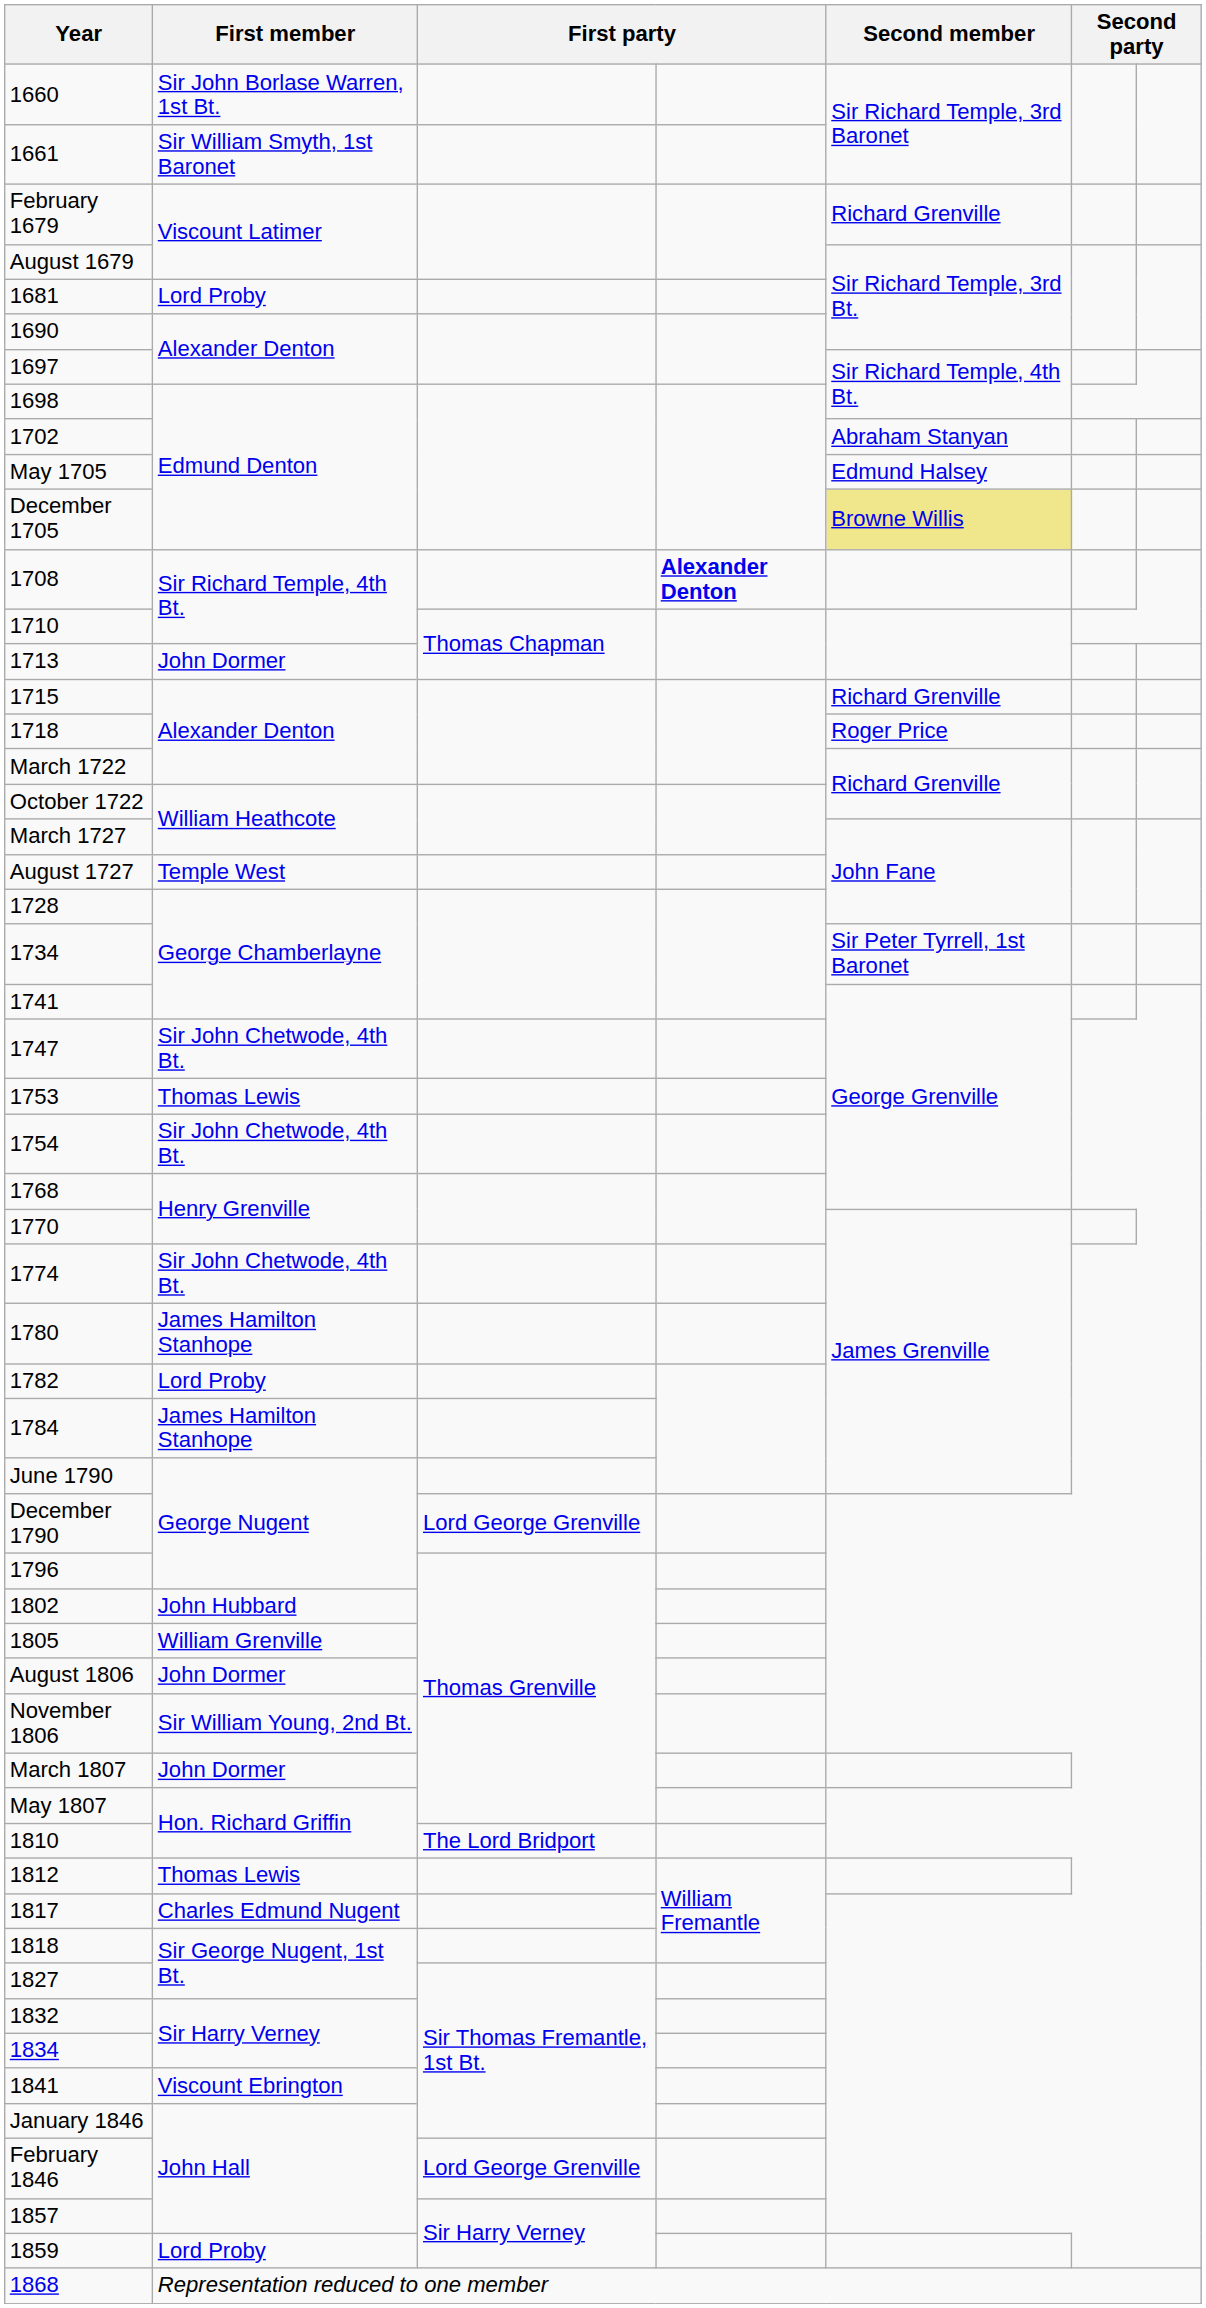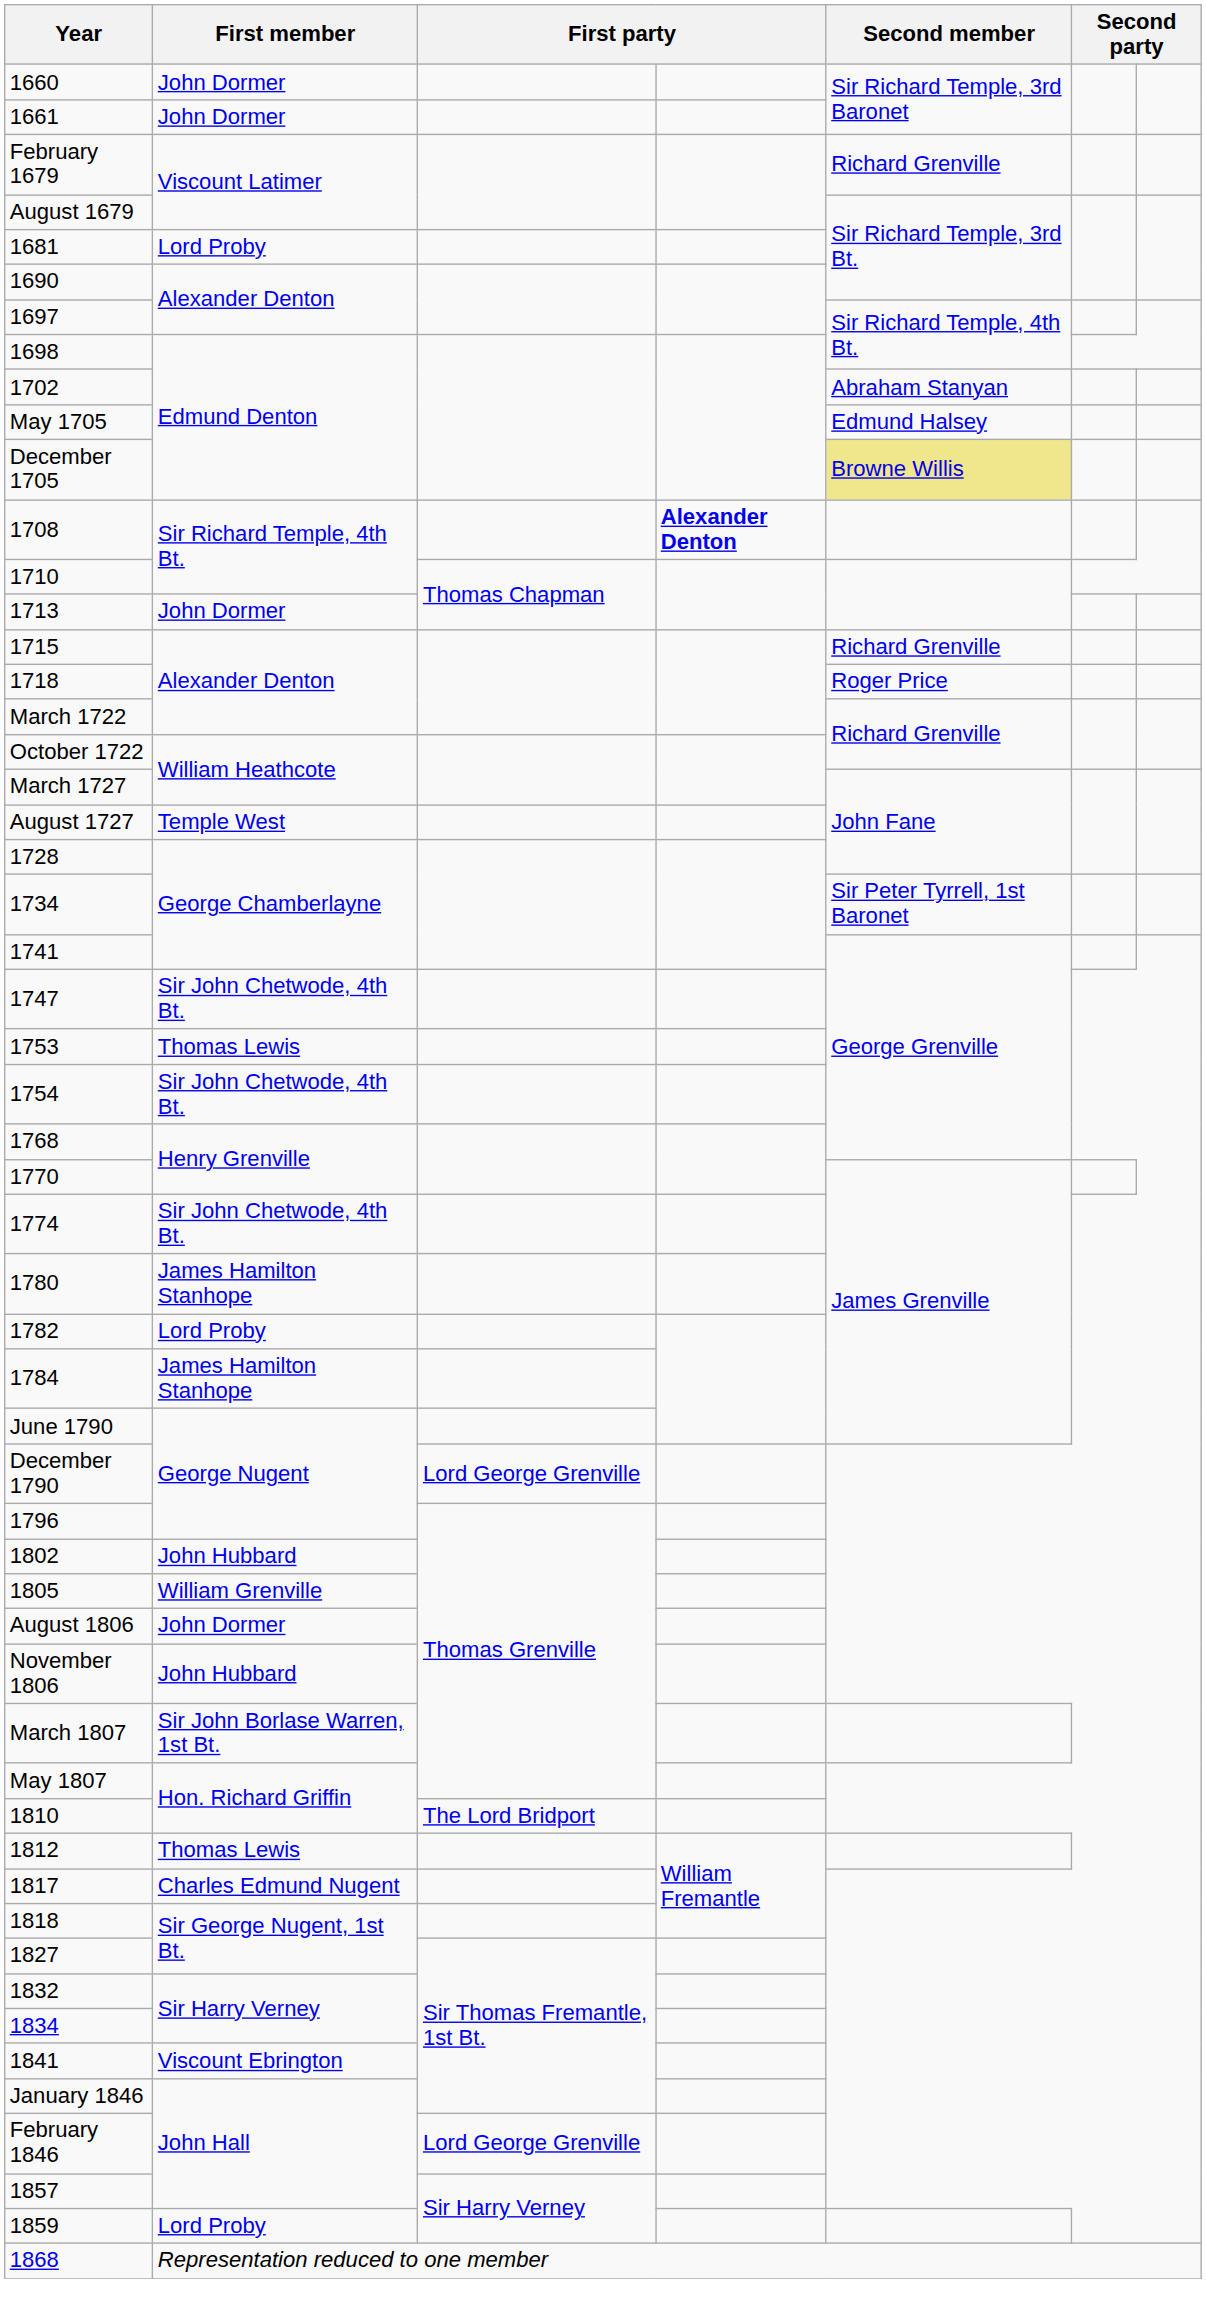(281, 94) Sir John Borlase Warren, 1st Bt. -> (222, 81) John Dormer
(265, 154) Sir William Smyth, 1st Baronet -> (222, 116) John Dormer
(285, 1723) Sir William Young, 2nd Bt. -> (227, 1673) John Hubbard
(222, 1770) John Dormer -> (281, 1733) Sir John Borlase Warren, 1st Bt.
